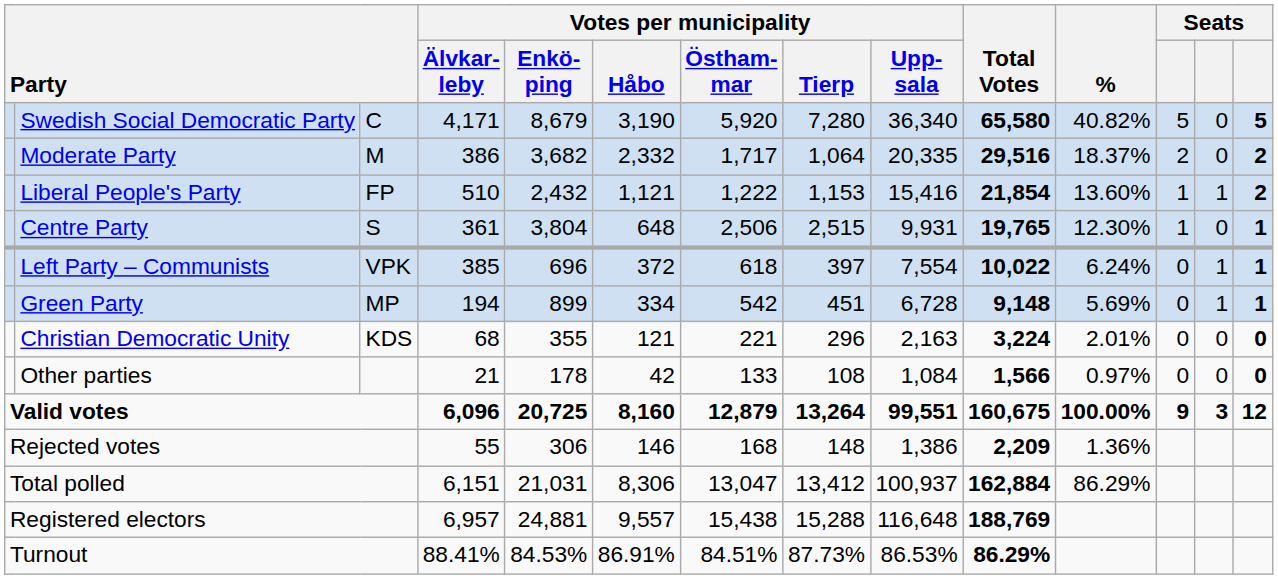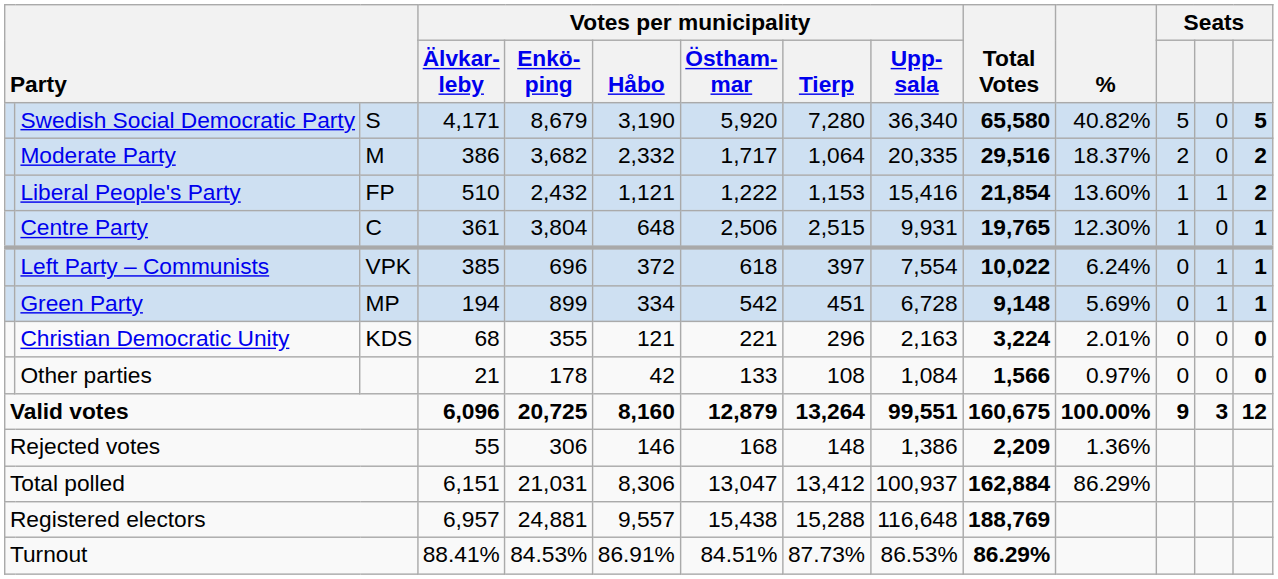(374, 120) C -> (373, 120) S
(373, 228) S -> (374, 228) C
